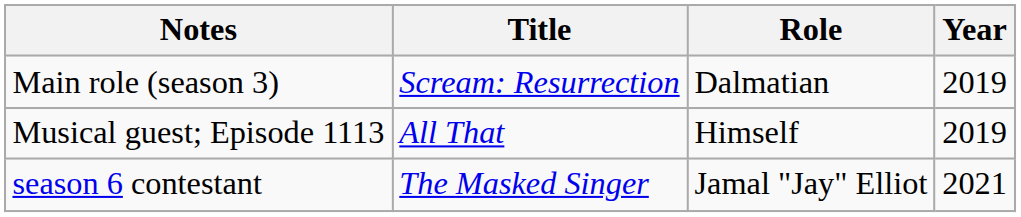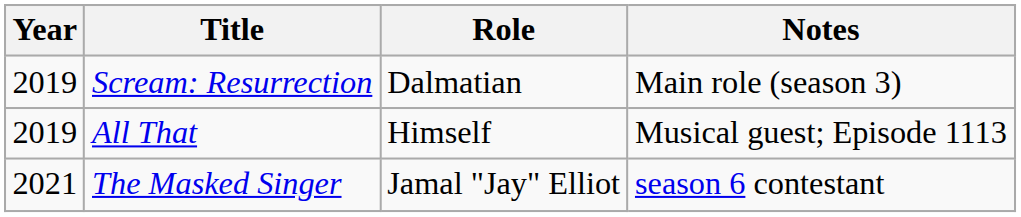columns swapped: (975, 30) <-> (198, 30)
